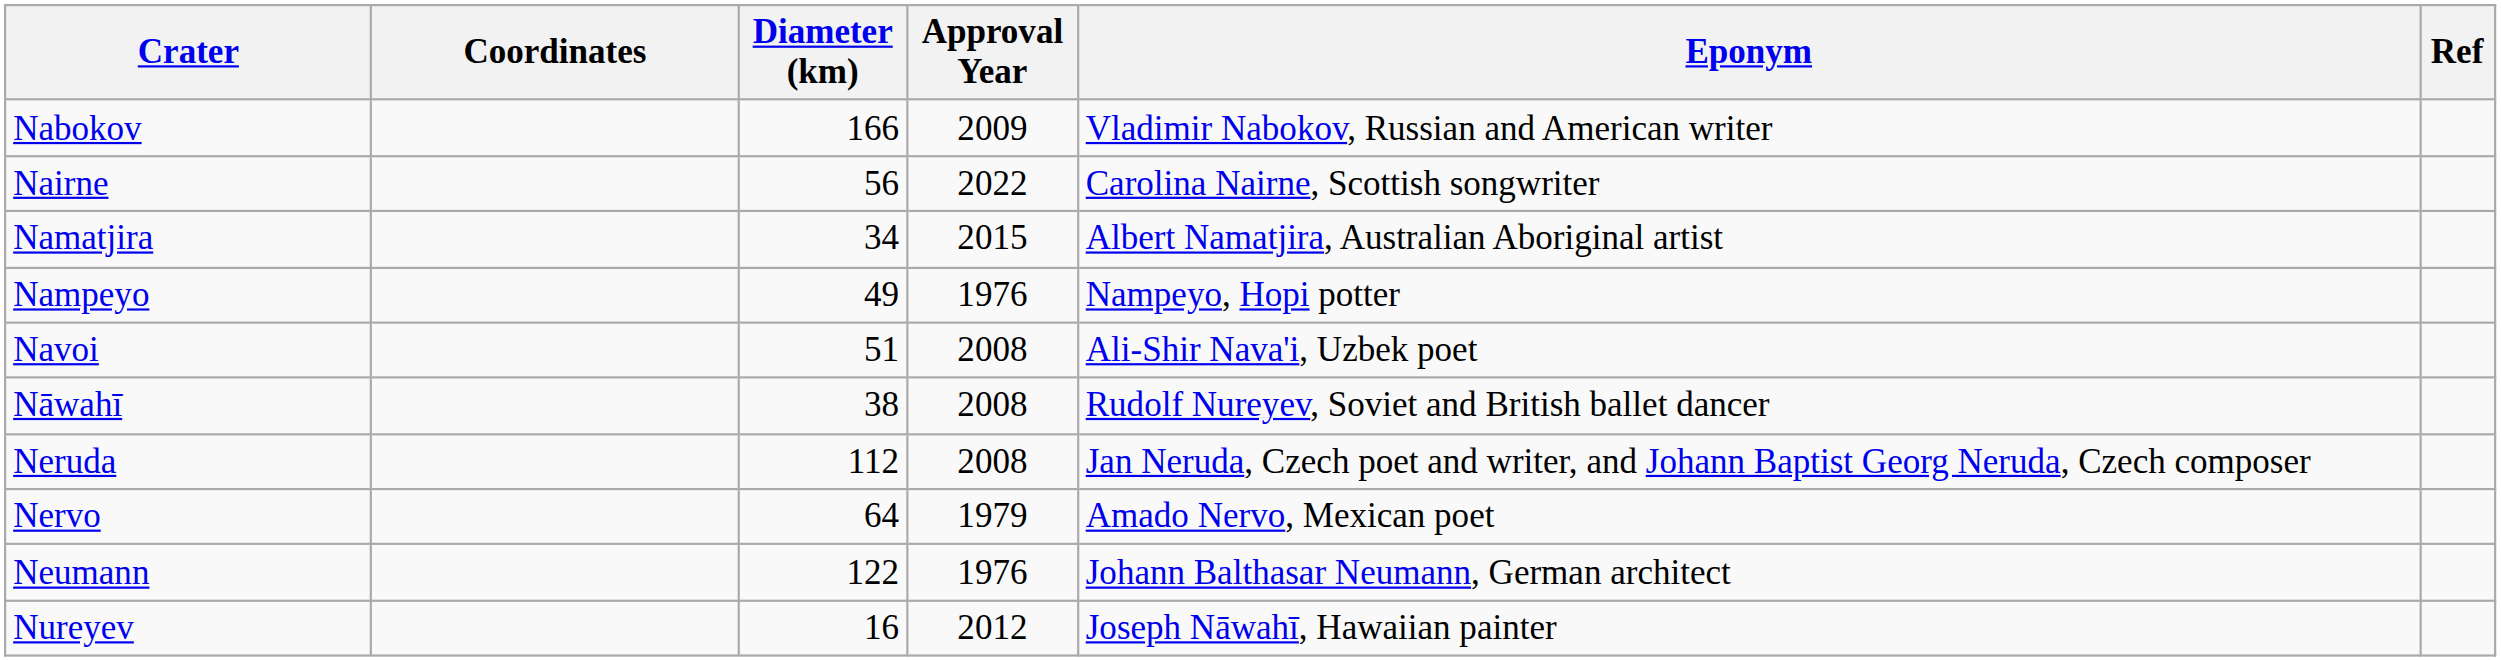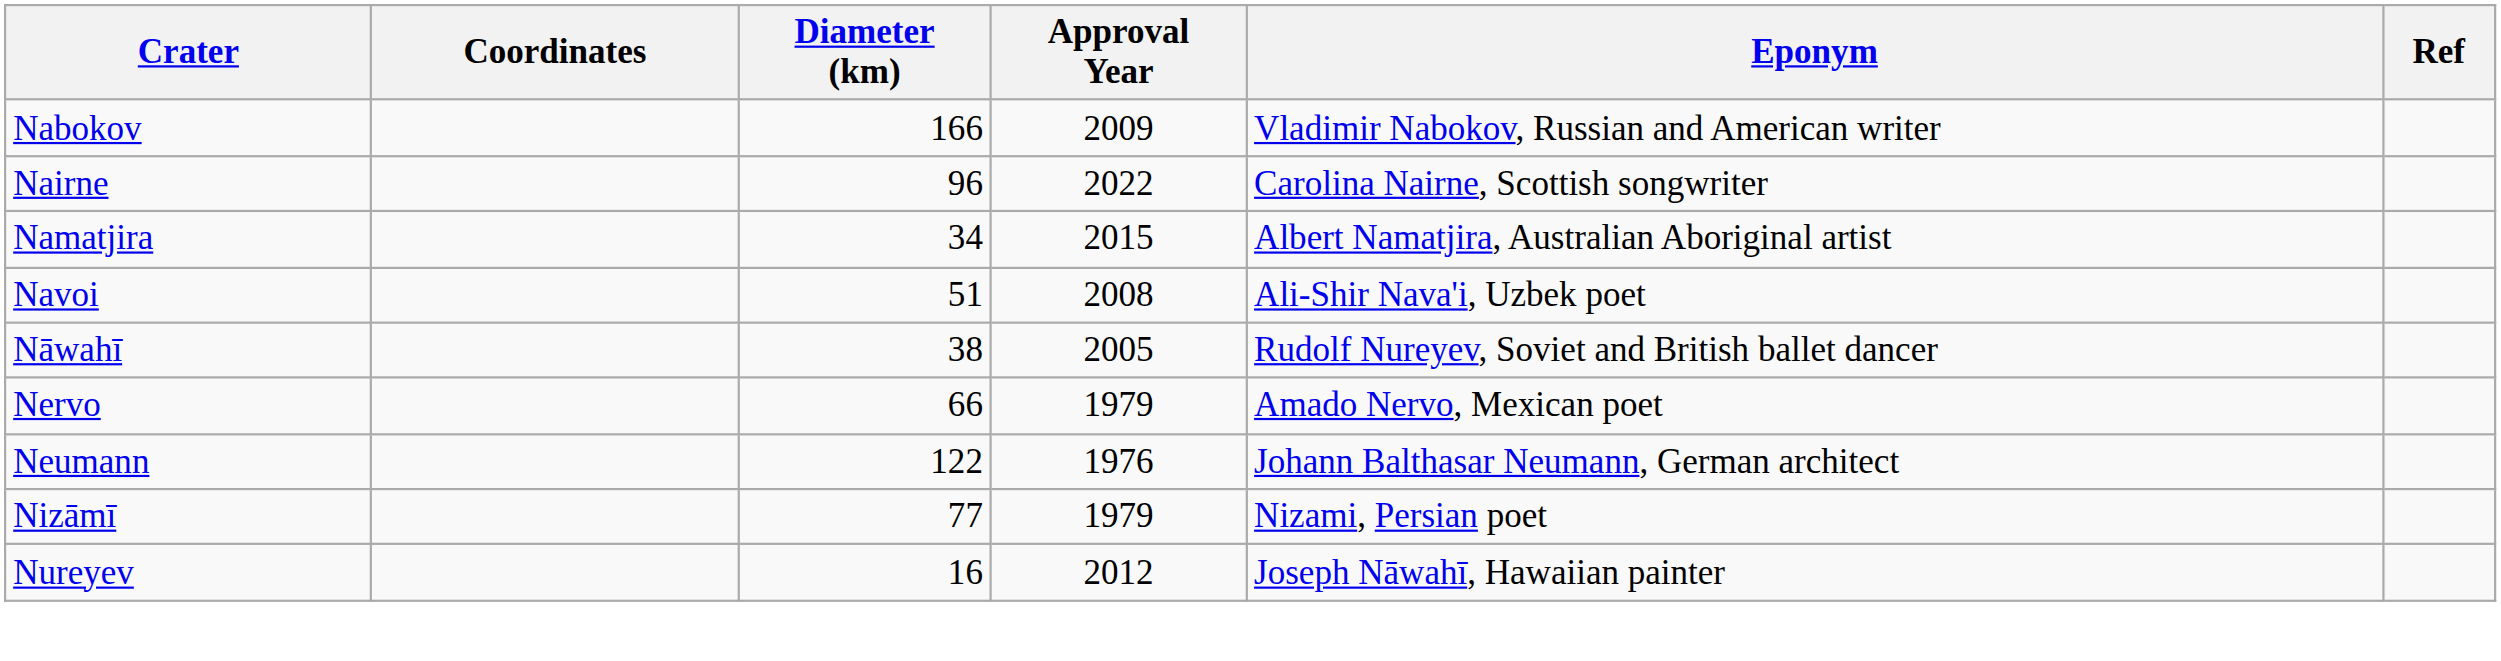(882, 182) 56 -> (965, 182) 96
- row: (81, 293)
(992, 405) 2008 -> (1118, 349) 2005
- row: (65, 460)
(882, 516) 64 -> (965, 405) 66
+ row: (65, 516)
